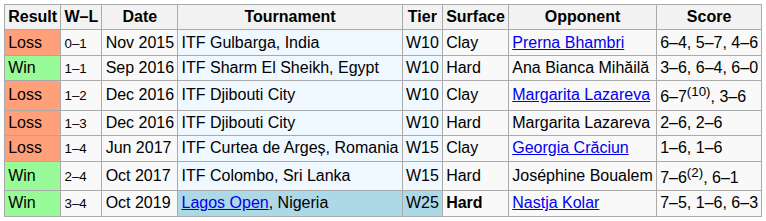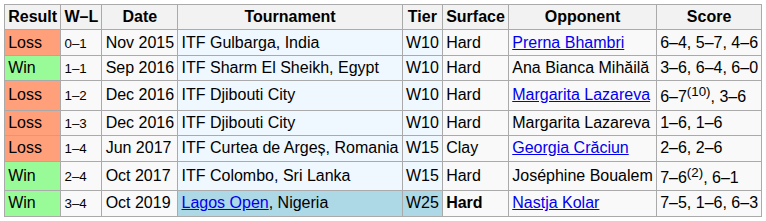(462, 42) Clay -> (464, 42) Hard
(462, 95) Clay -> (464, 95) Hard
(691, 123) 2–6, 2–6 -> (691, 123) 1–6, 1–6
(691, 148) 1–6, 1–6 -> (691, 148) 2–6, 2–6
